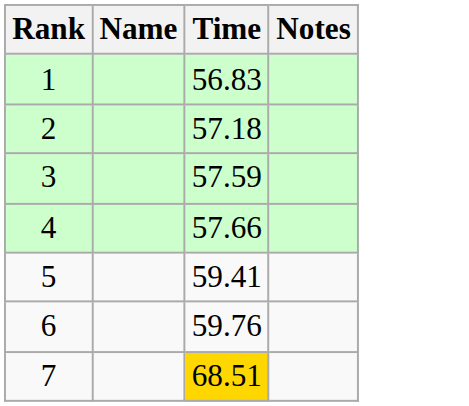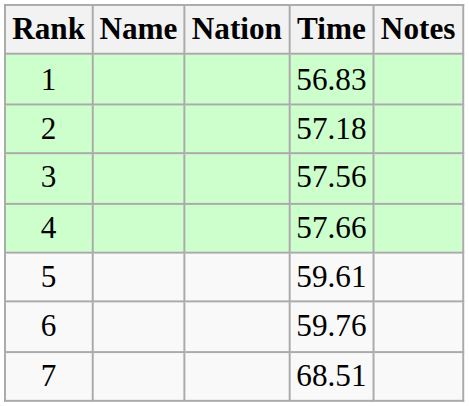+ column: (237, 29)
(227, 177) 57.59 -> (331, 177) 57.56
(227, 276) 59.41 -> (331, 276) 59.61
(227, 375) gold background -> (331, 375) no background
